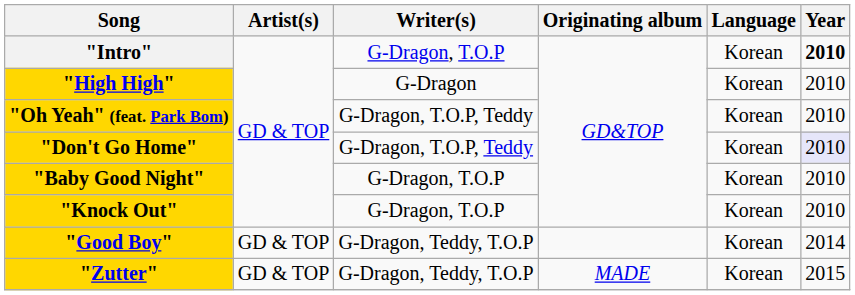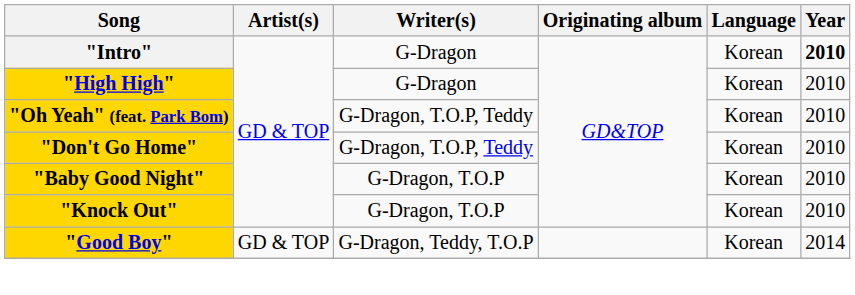(436, 52) G-Dragon, T.O.P -> (436, 52) G-Dragon
(825, 147) lavender background -> (825, 147) no background
- row: (119, 274)
